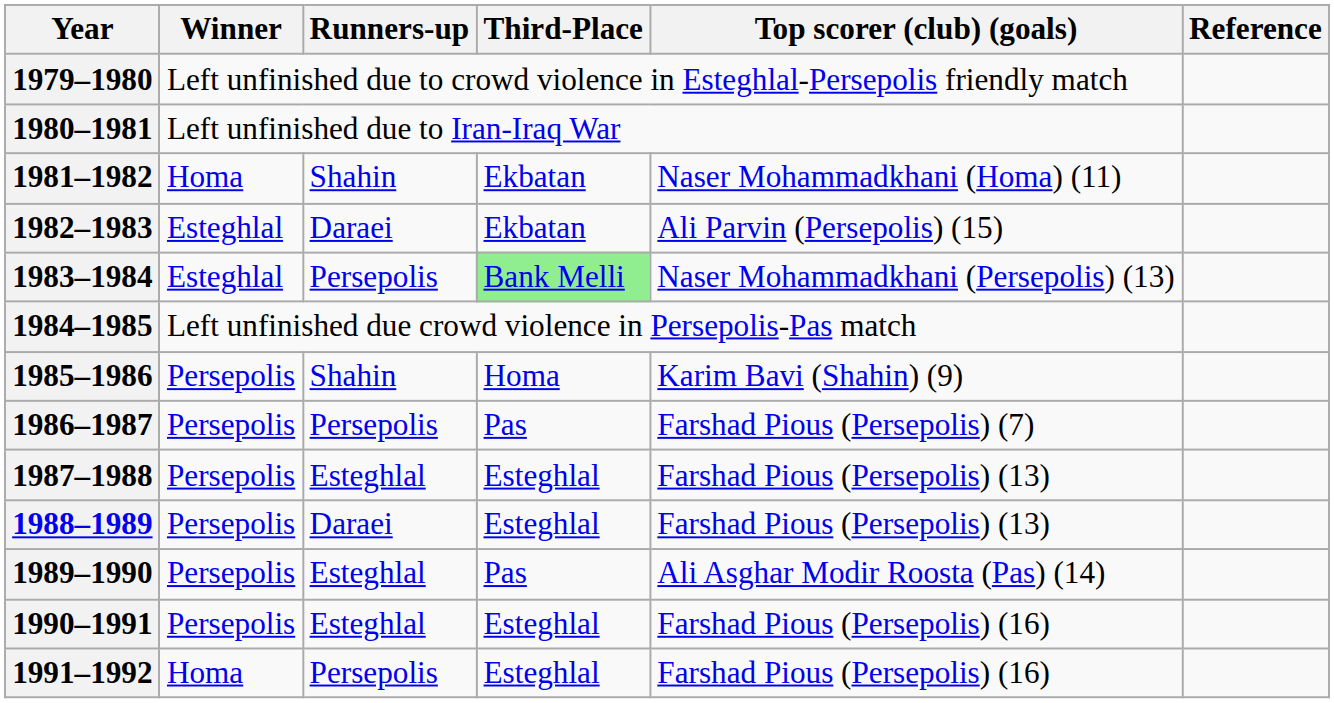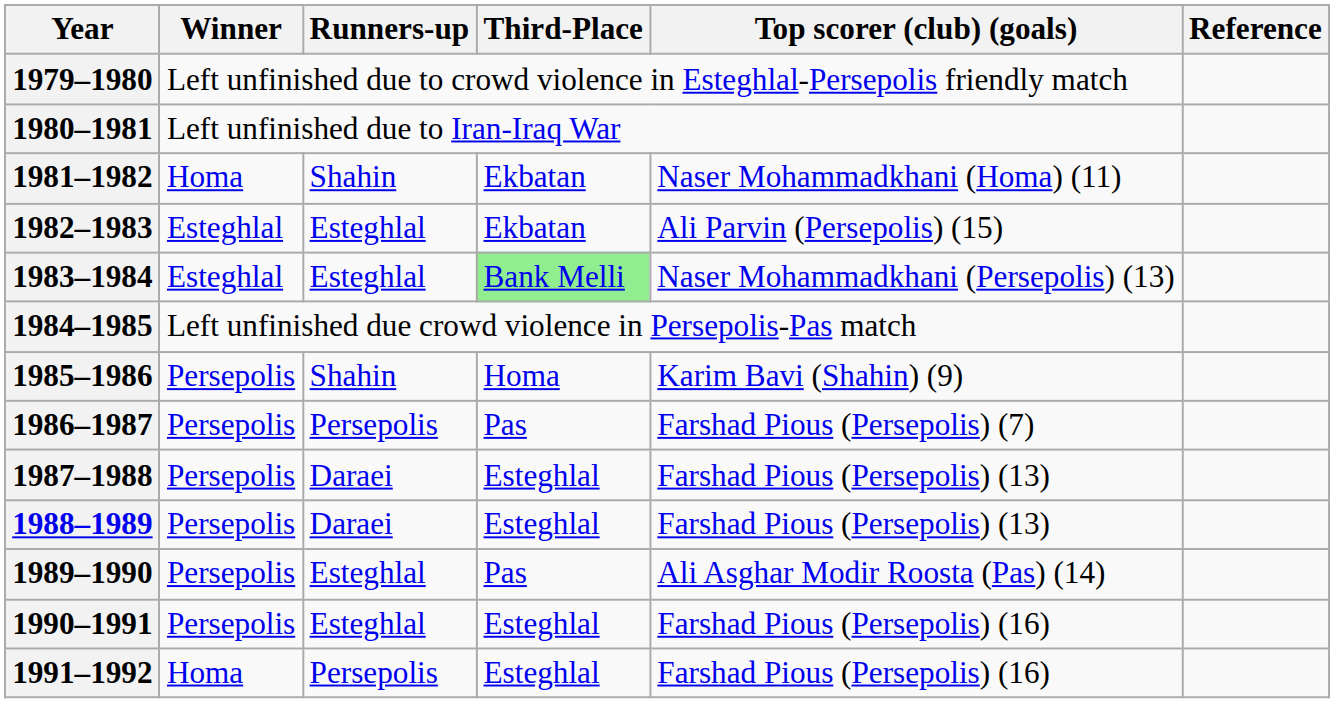(351, 227) Daraei -> (368, 227) Esteghlal
(374, 276) Persepolis -> (368, 276) Esteghlal
(368, 474) Esteghlal -> (351, 474) Daraei
